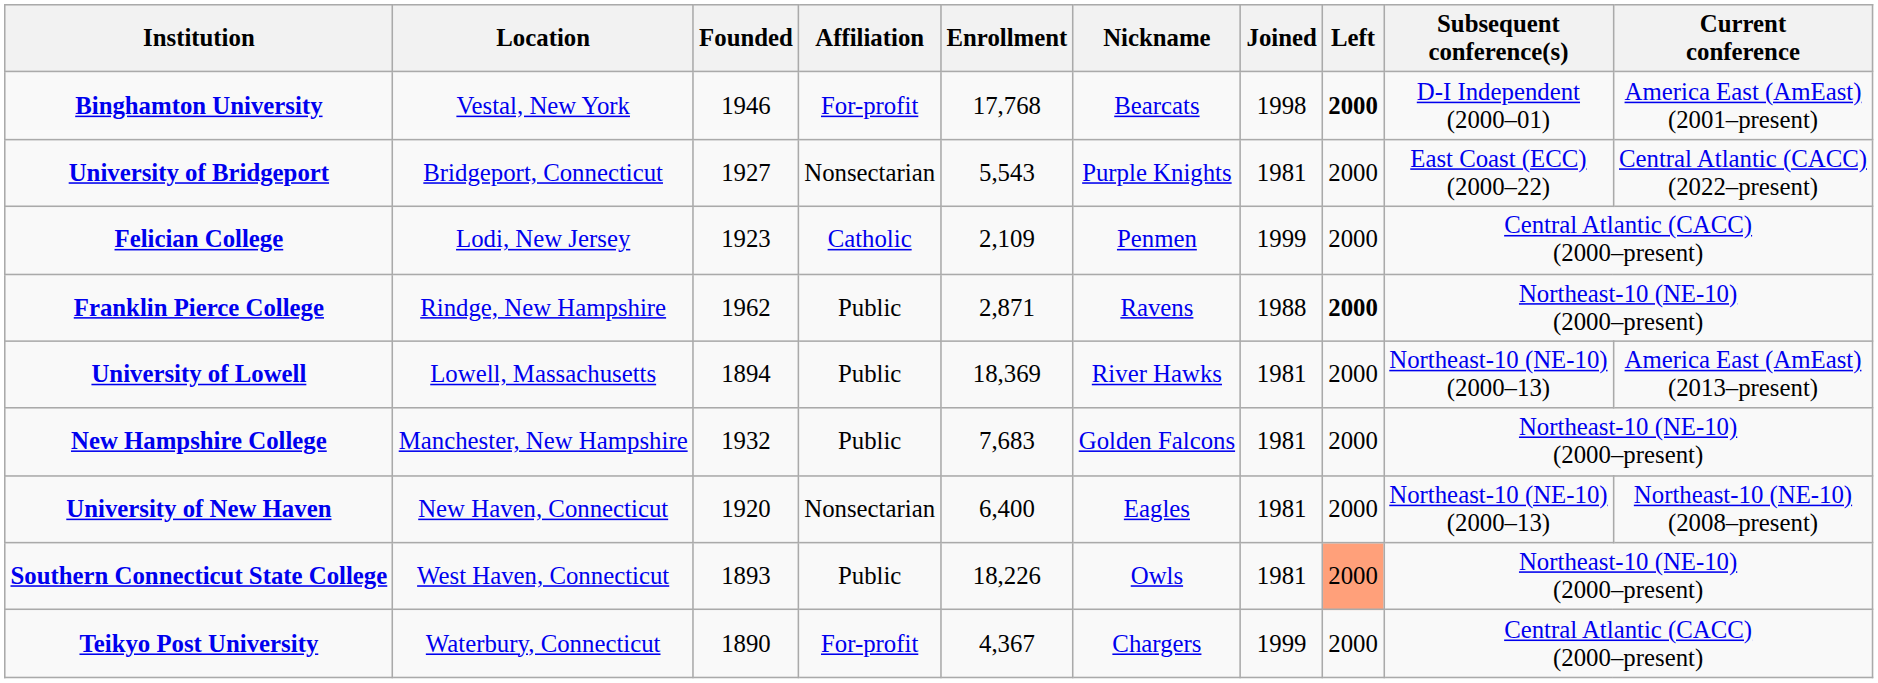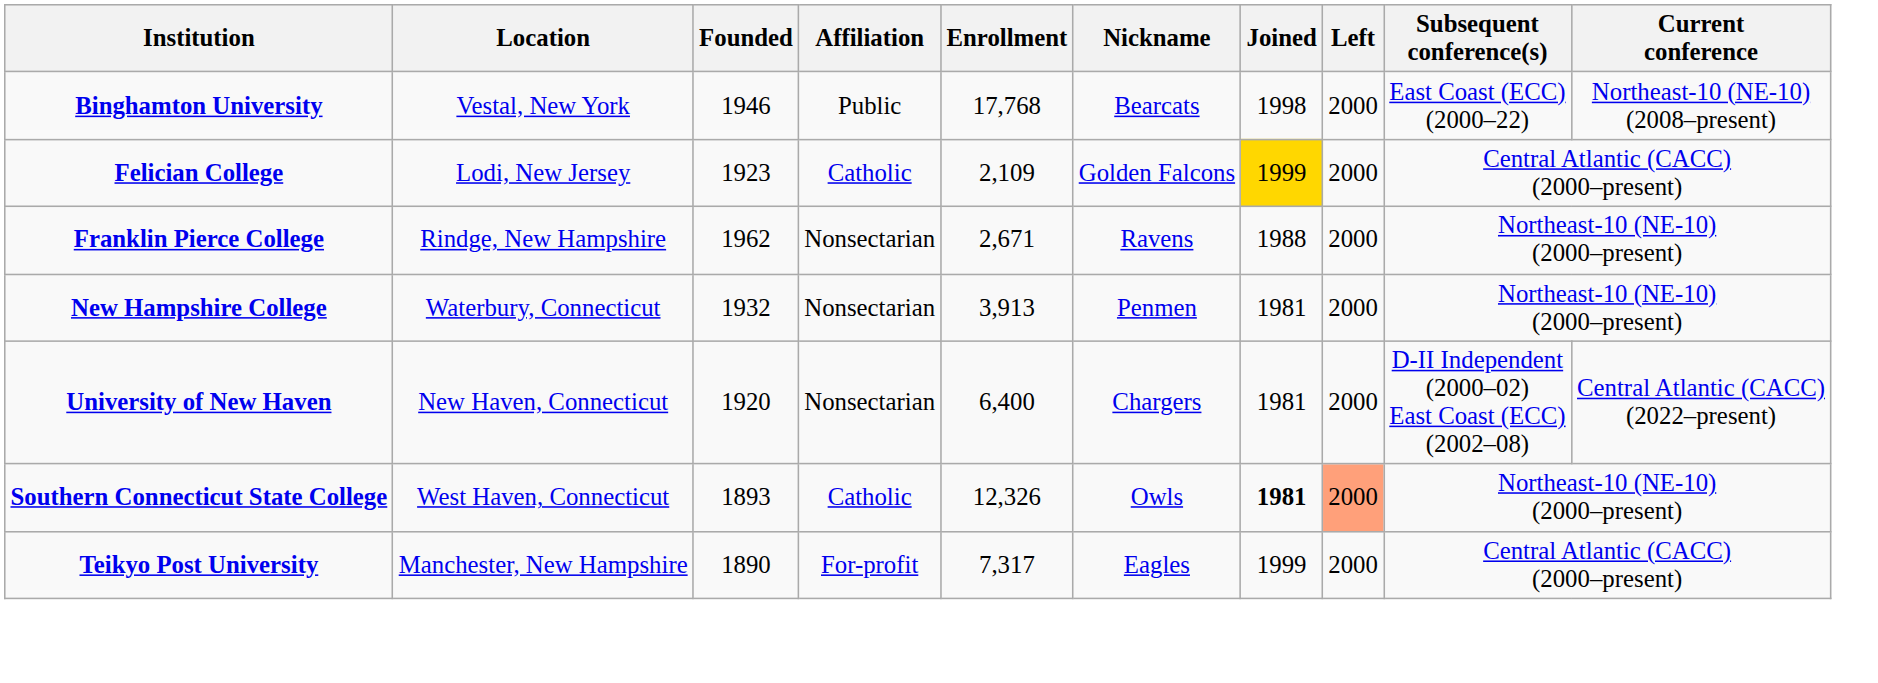(870, 105) For-profit -> (870, 105) Public
(1353, 105) bold -> (1353, 105) normal
(1498, 105) D-I Independent (2000–01) -> (1477, 105) East Coast (ECC) (2000–22)
(1743, 105) America East (AmEast) (2001–present) -> (1701, 105) Northeast-10 (NE-10) (2008–present)
- row: (199, 172)
(1157, 239) Penmen -> (1157, 172) Golden Falcons
(1282, 239) no background -> (1282, 172) gold background
(870, 307) Public -> (870, 239) Nonsectarian
(1007, 307) 2,871 -> (1007, 239) 2,671
(1353, 307) bold -> (1353, 239) normal
- row: (199, 374)
(543, 441) Manchester, New Hampshire -> (543, 307) Waterbury, Connecticut
(870, 441) Public -> (870, 307) Nonsectarian
(1007, 441) 7,683 -> (1007, 307) 3,913
(1157, 441) Golden Falcons -> (1157, 307) Penmen
(1157, 508) Eagles -> (1157, 402) Chargers
(1498, 508) Northeast-10 (NE-10) (2000–13) -> (1477, 402) D-II Independent (2000–02) East Coast (ECC) (2002–08)
(1743, 508) Northeast-10 (NE-10) (2008–present) -> (1701, 402) Central Atlantic (CACC) (2022–present)
(870, 575) Public -> (870, 497) Catholic
(1007, 575) 18,226 -> (1007, 497) 12,326
(1282, 575) normal -> (1282, 497) bold
(543, 643) Waterbury, Connecticut -> (543, 564) Manchester, New Hampshire
(1007, 643) 4,367 -> (1007, 564) 7,317
(1157, 643) Chargers -> (1157, 564) Eagles
